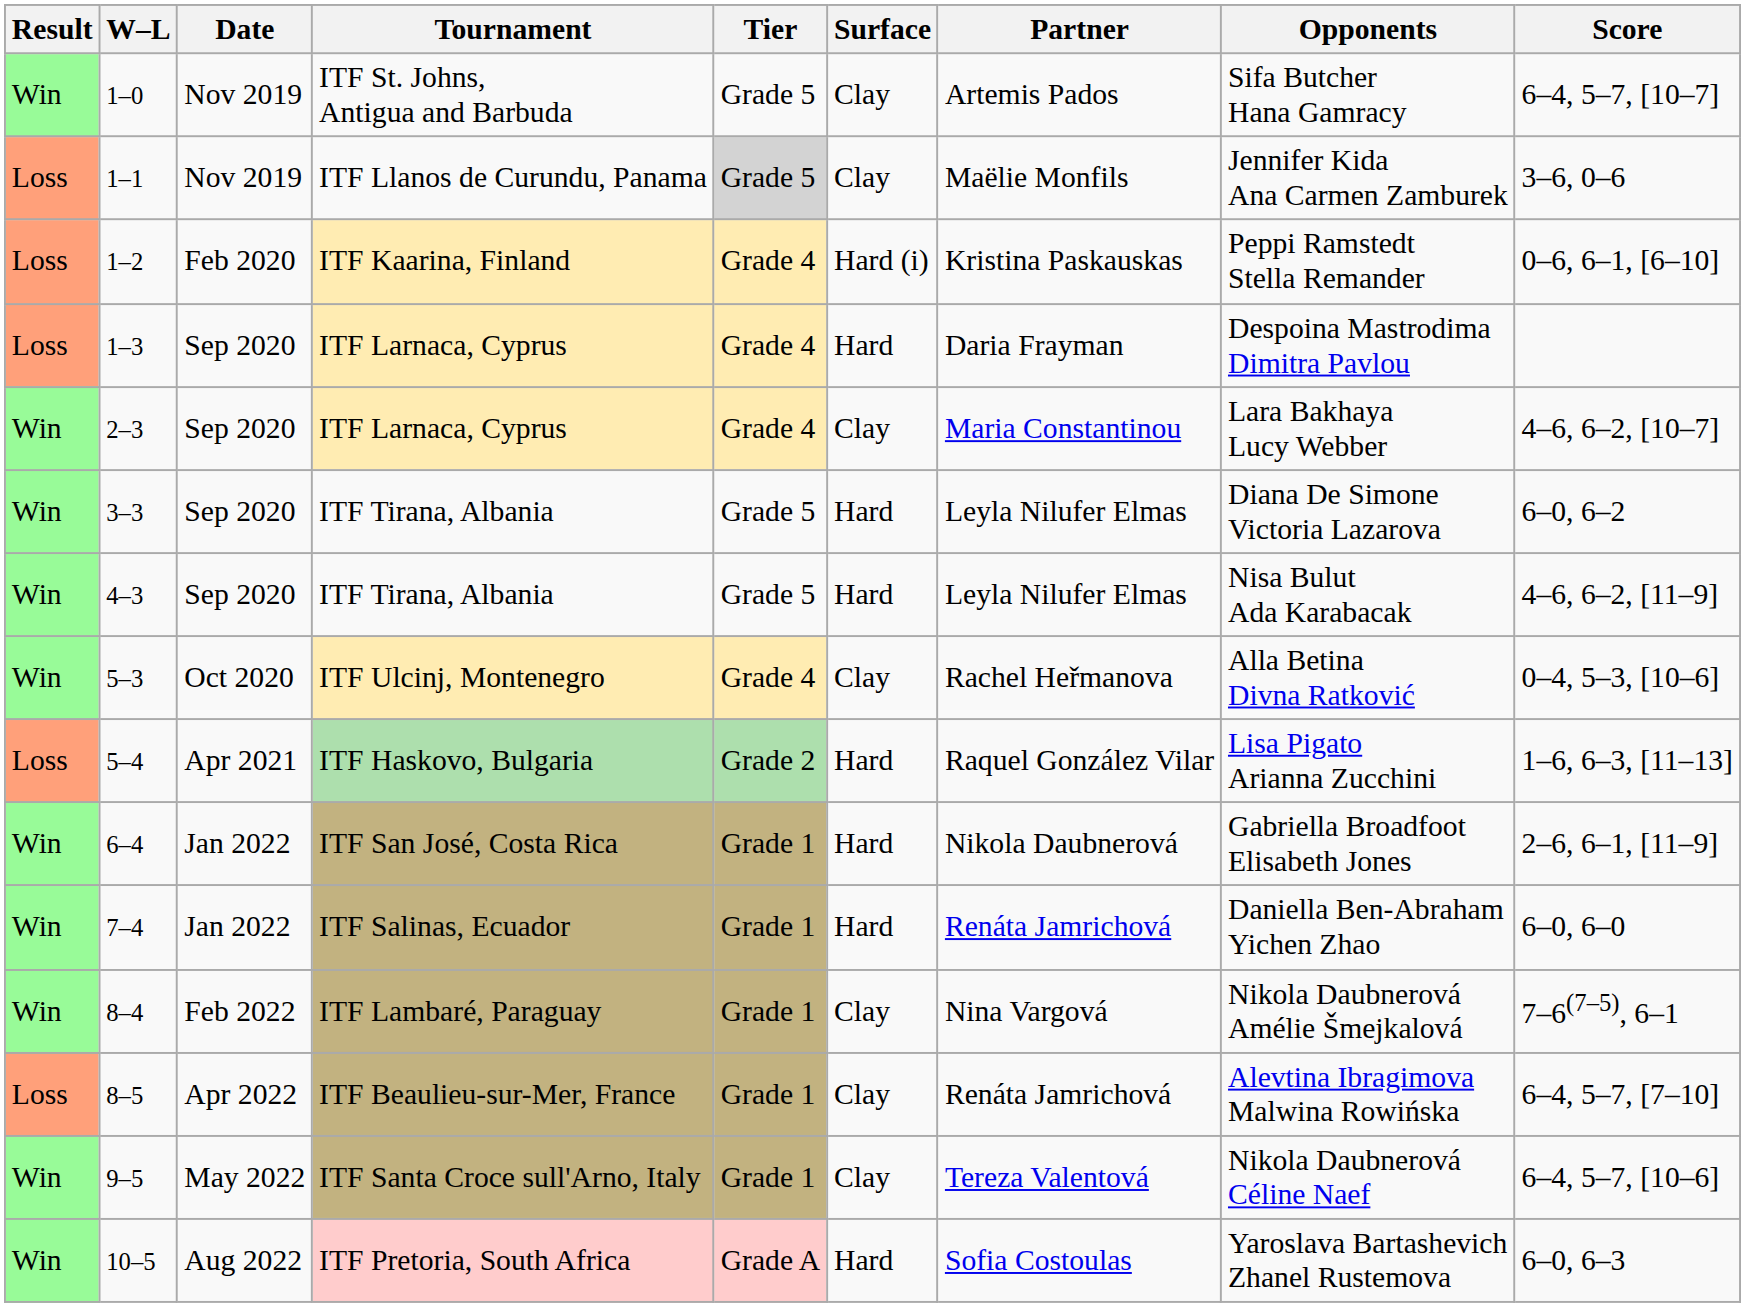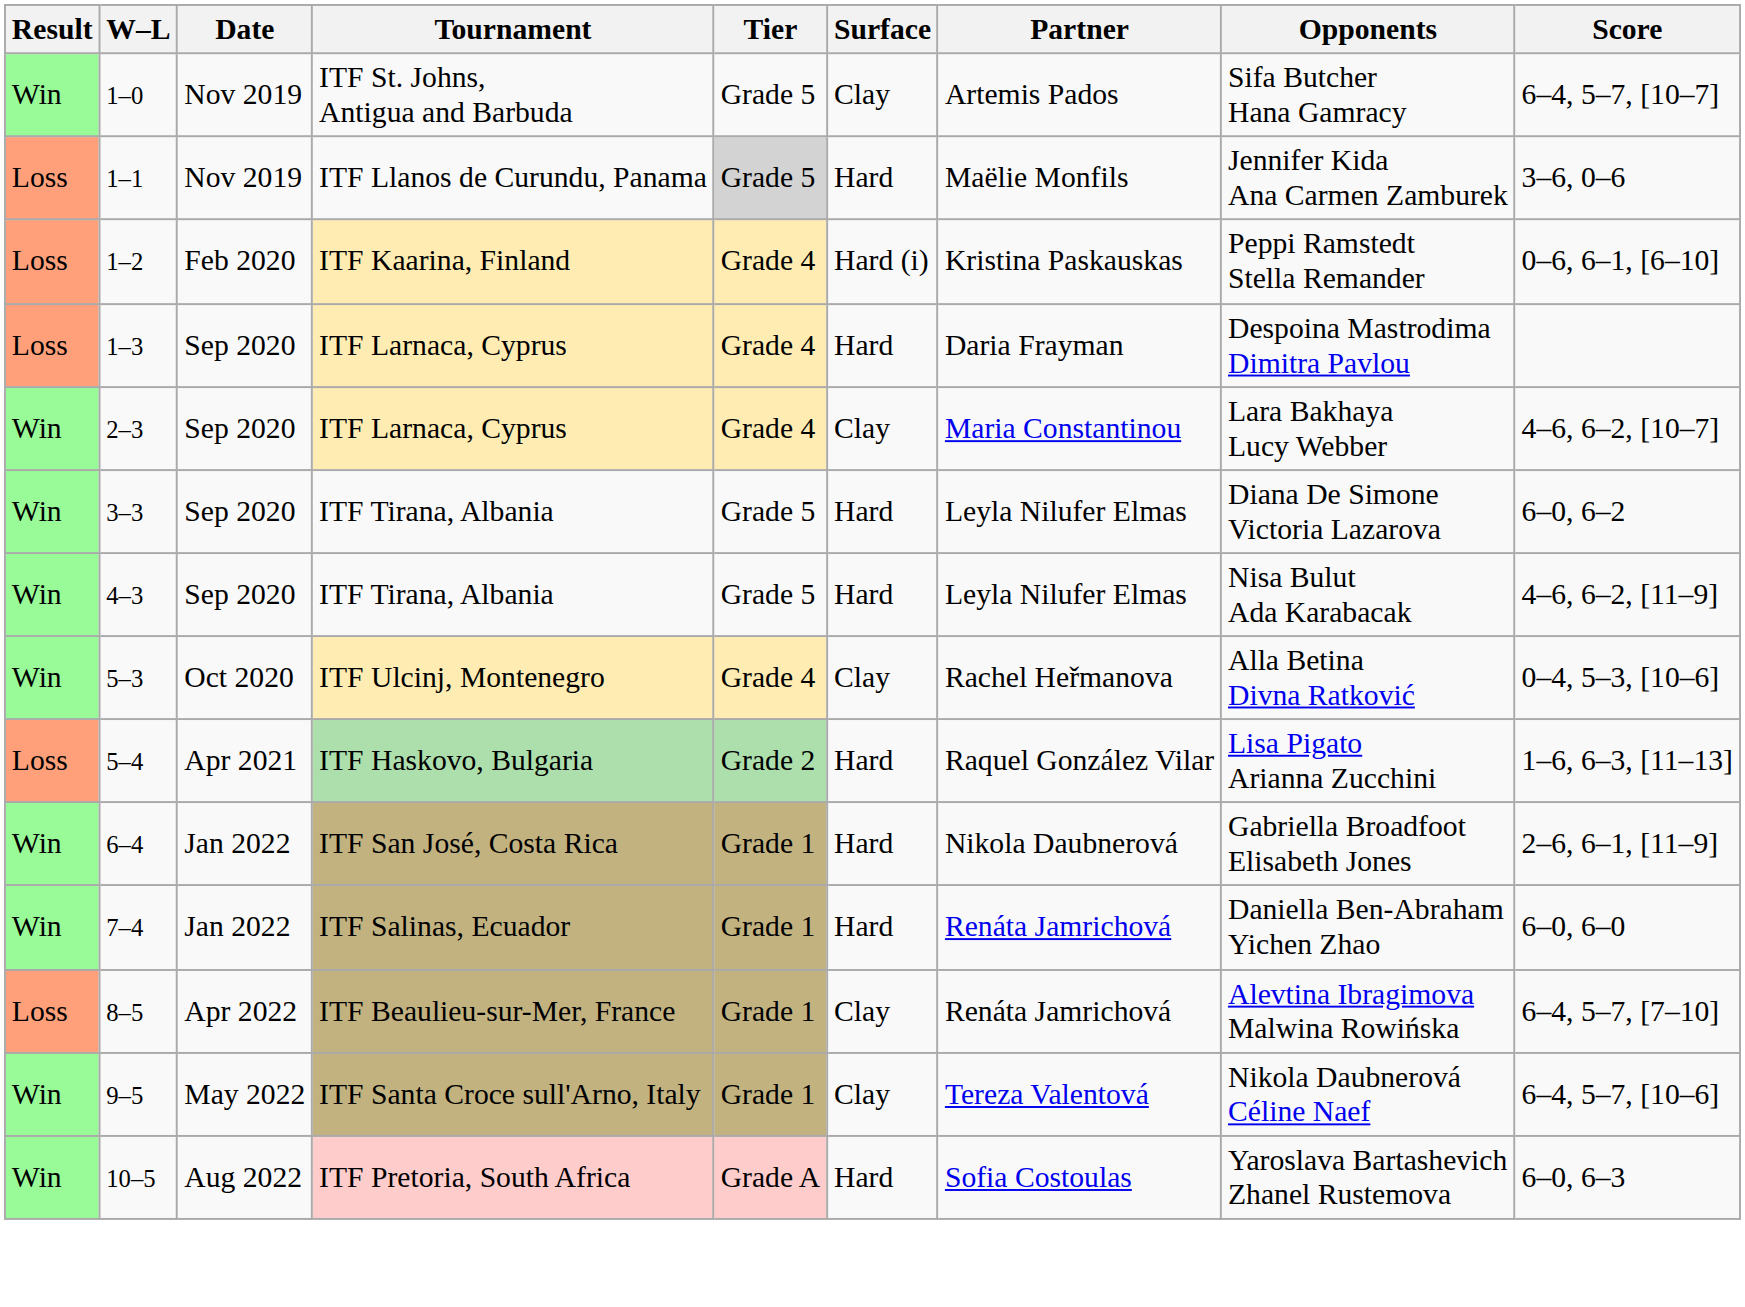(862, 178) Clay -> (864, 178) Hard
- row: (125, 1013)
